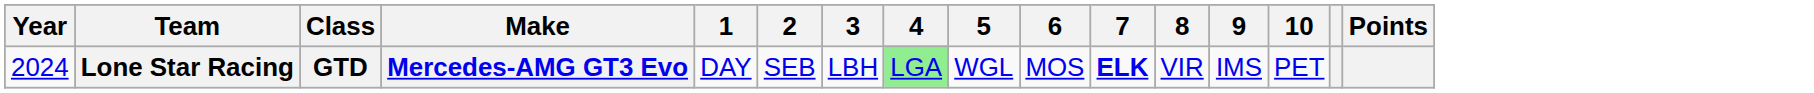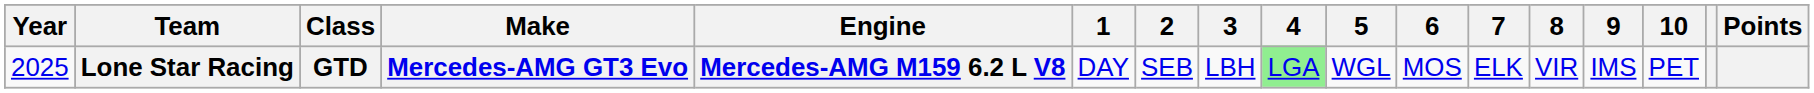+ column: (883, 26)
(40, 67) 2024 -> (40, 67) 2025
(1122, 67) bold -> (1498, 67) normal
